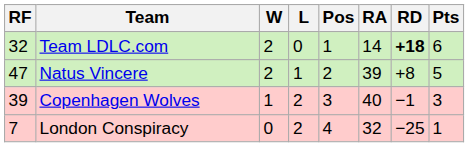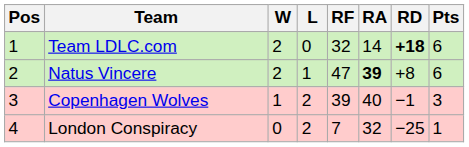columns swapped: (338, 18) <-> (20, 18)
(372, 73) normal -> (372, 73) bold
(437, 73) 5 -> (437, 73) 6
